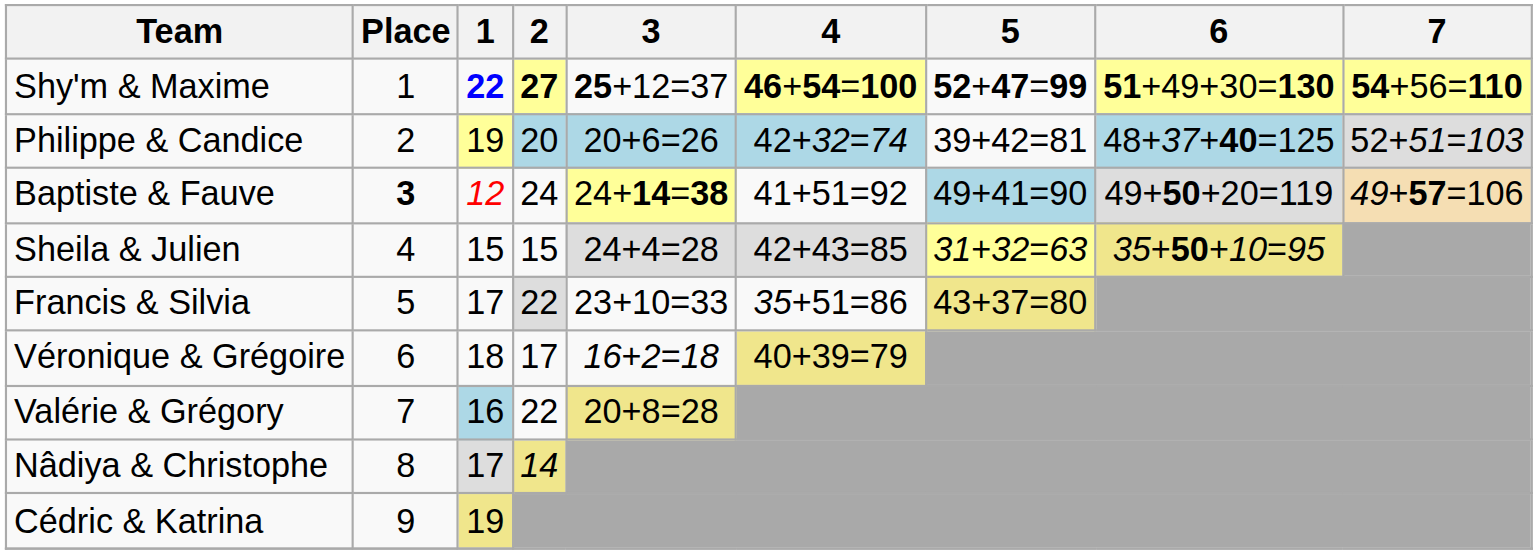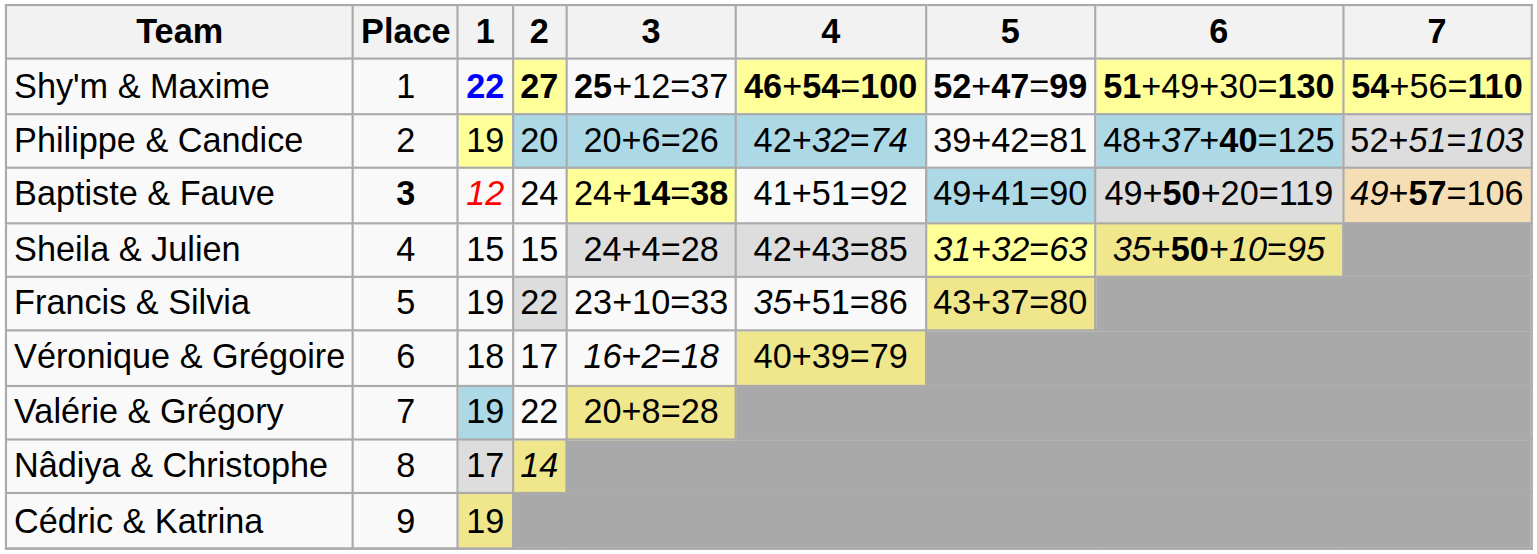(485, 303) 17 -> (485, 303) 19
(485, 411) 16 -> (485, 411) 19
